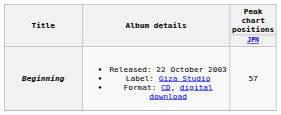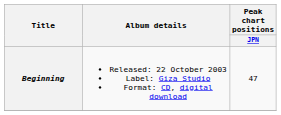(253, 78) 57 -> (253, 78) 47
